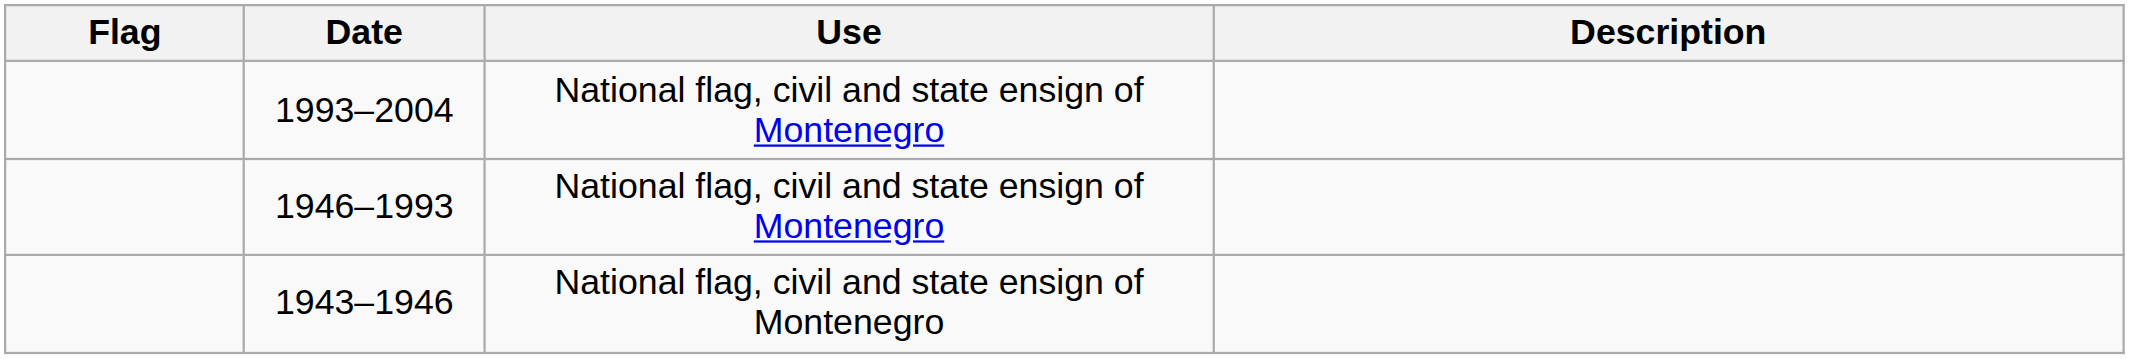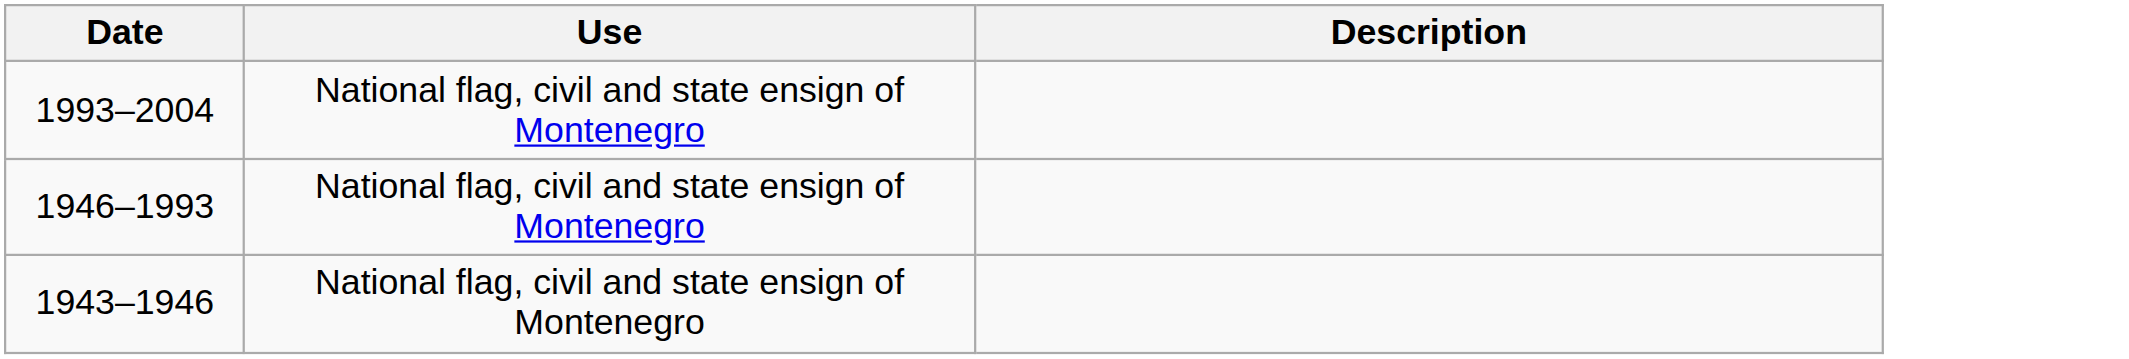- column: (125, 32)
